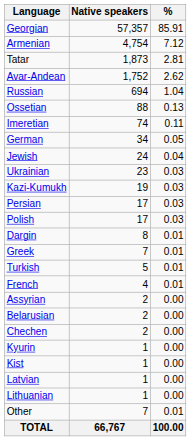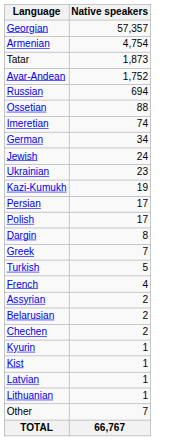- column: (168, 12)
